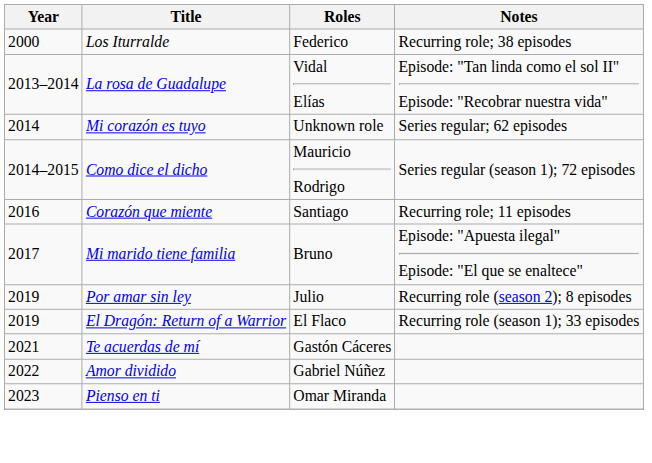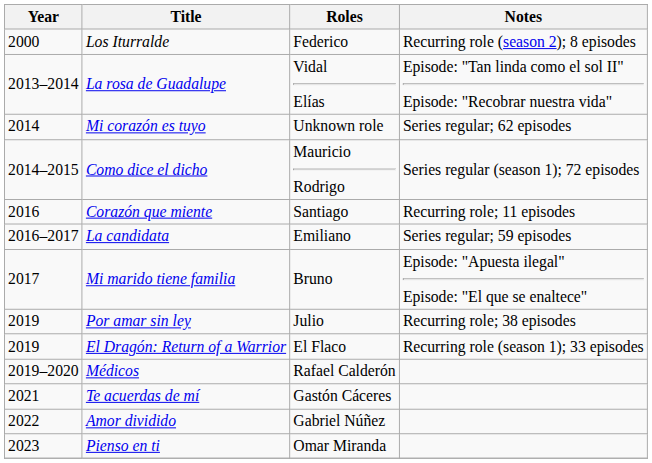(485, 41) Recurring role; 38 episodes -> (519, 41) Recurring role (season 2); 8 episodes
+ row: (127, 236)
(515, 296) Recurring role (season 2); 8 episodes -> (489, 321) Recurring role; 38 episodes
+ row: (112, 371)
